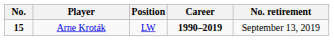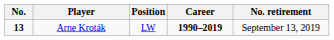(19, 27) 15 -> (19, 27) 13
